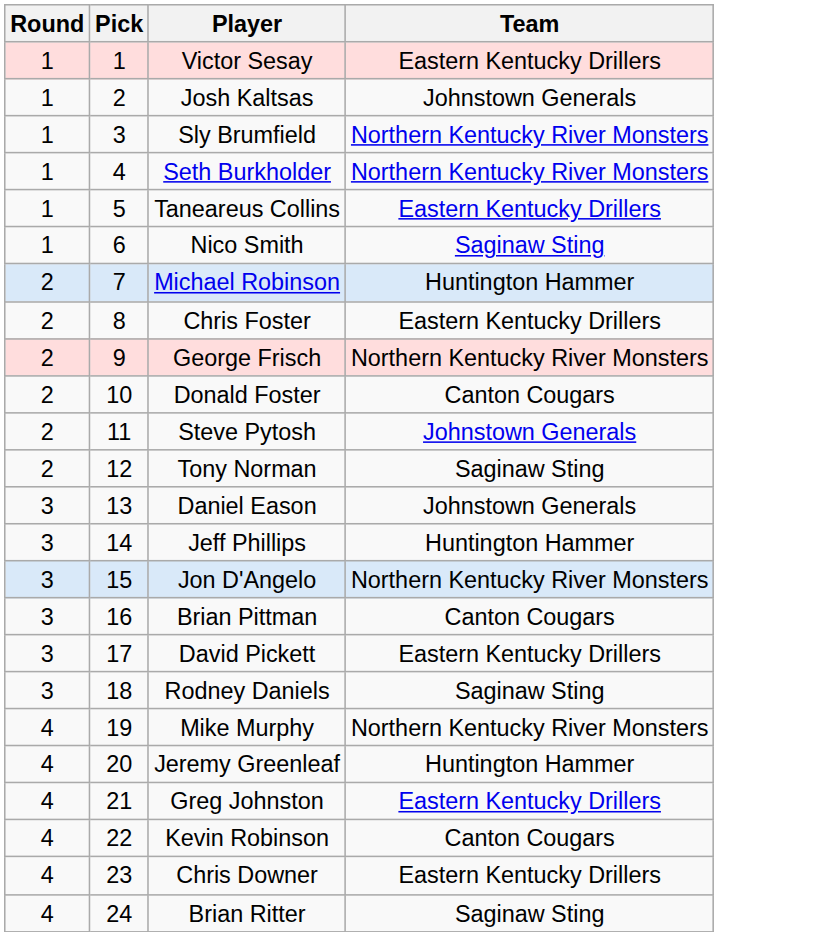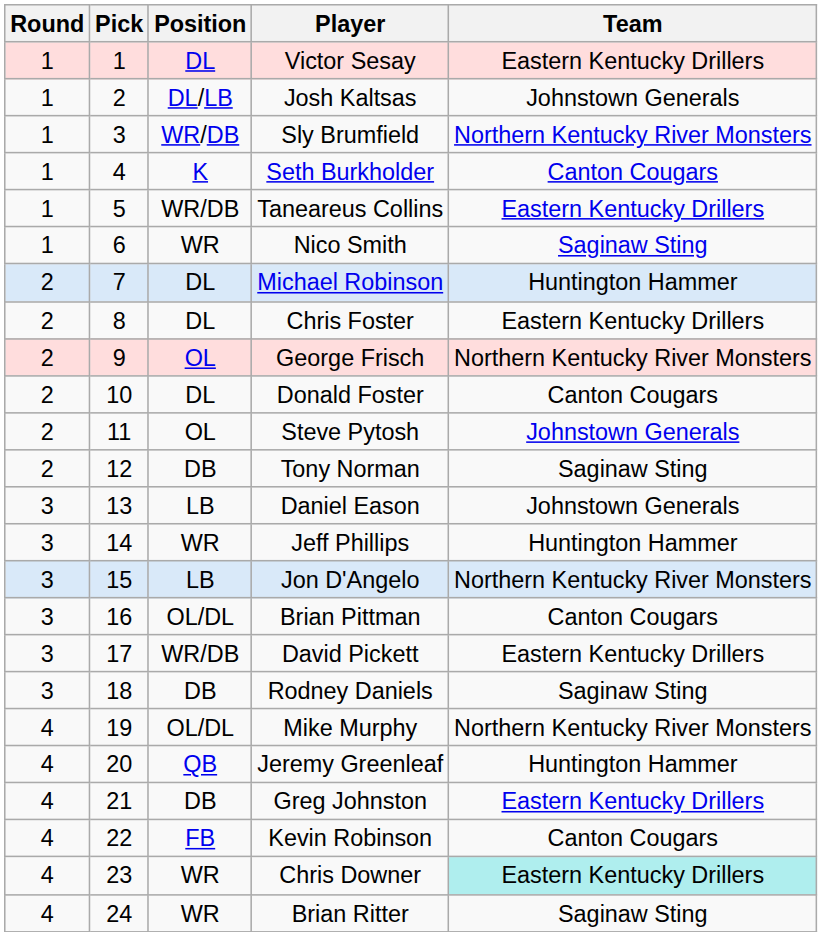+ column: (200, 23)
(530, 172) Northern Kentucky River Monsters -> (633, 172) Canton Cougars
(530, 876) no background -> (633, 876) paleturquoise background
